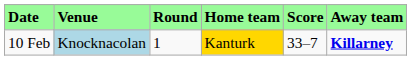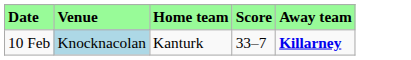- column: (175, 16)
(230, 42) gold background -> (178, 42) no background
